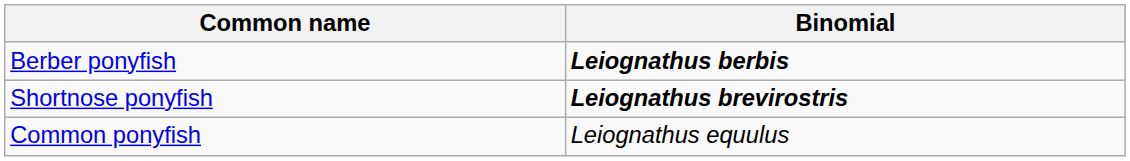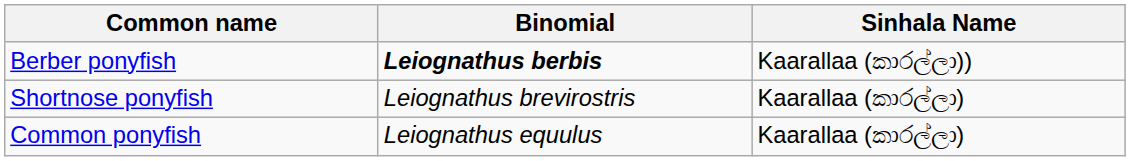+ column: (939, 23)
(709, 98) bold -> (510, 98) normal
